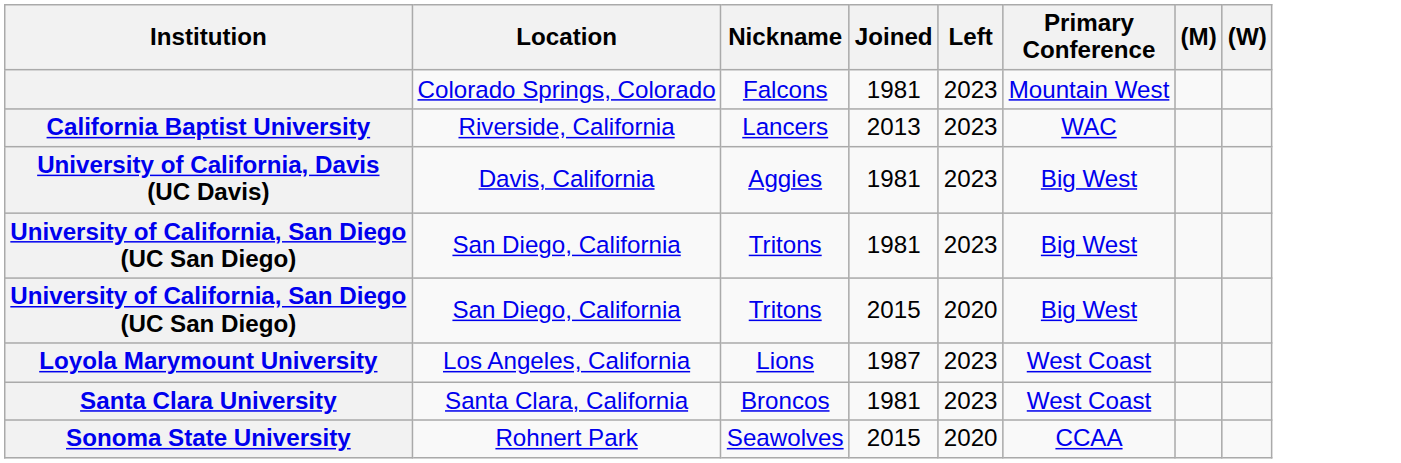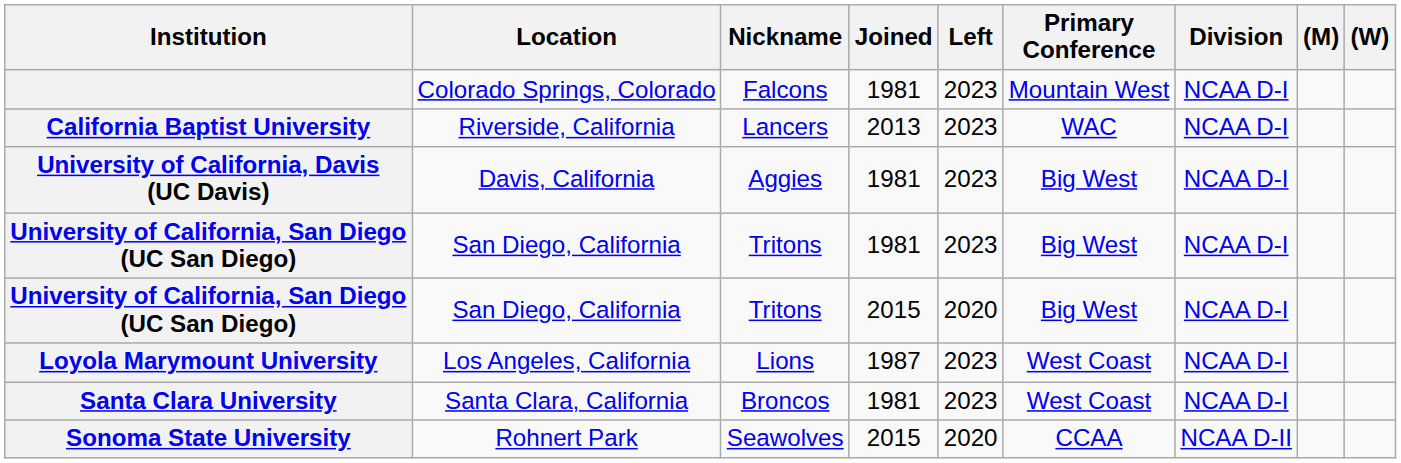+ column: (1236, 37)
